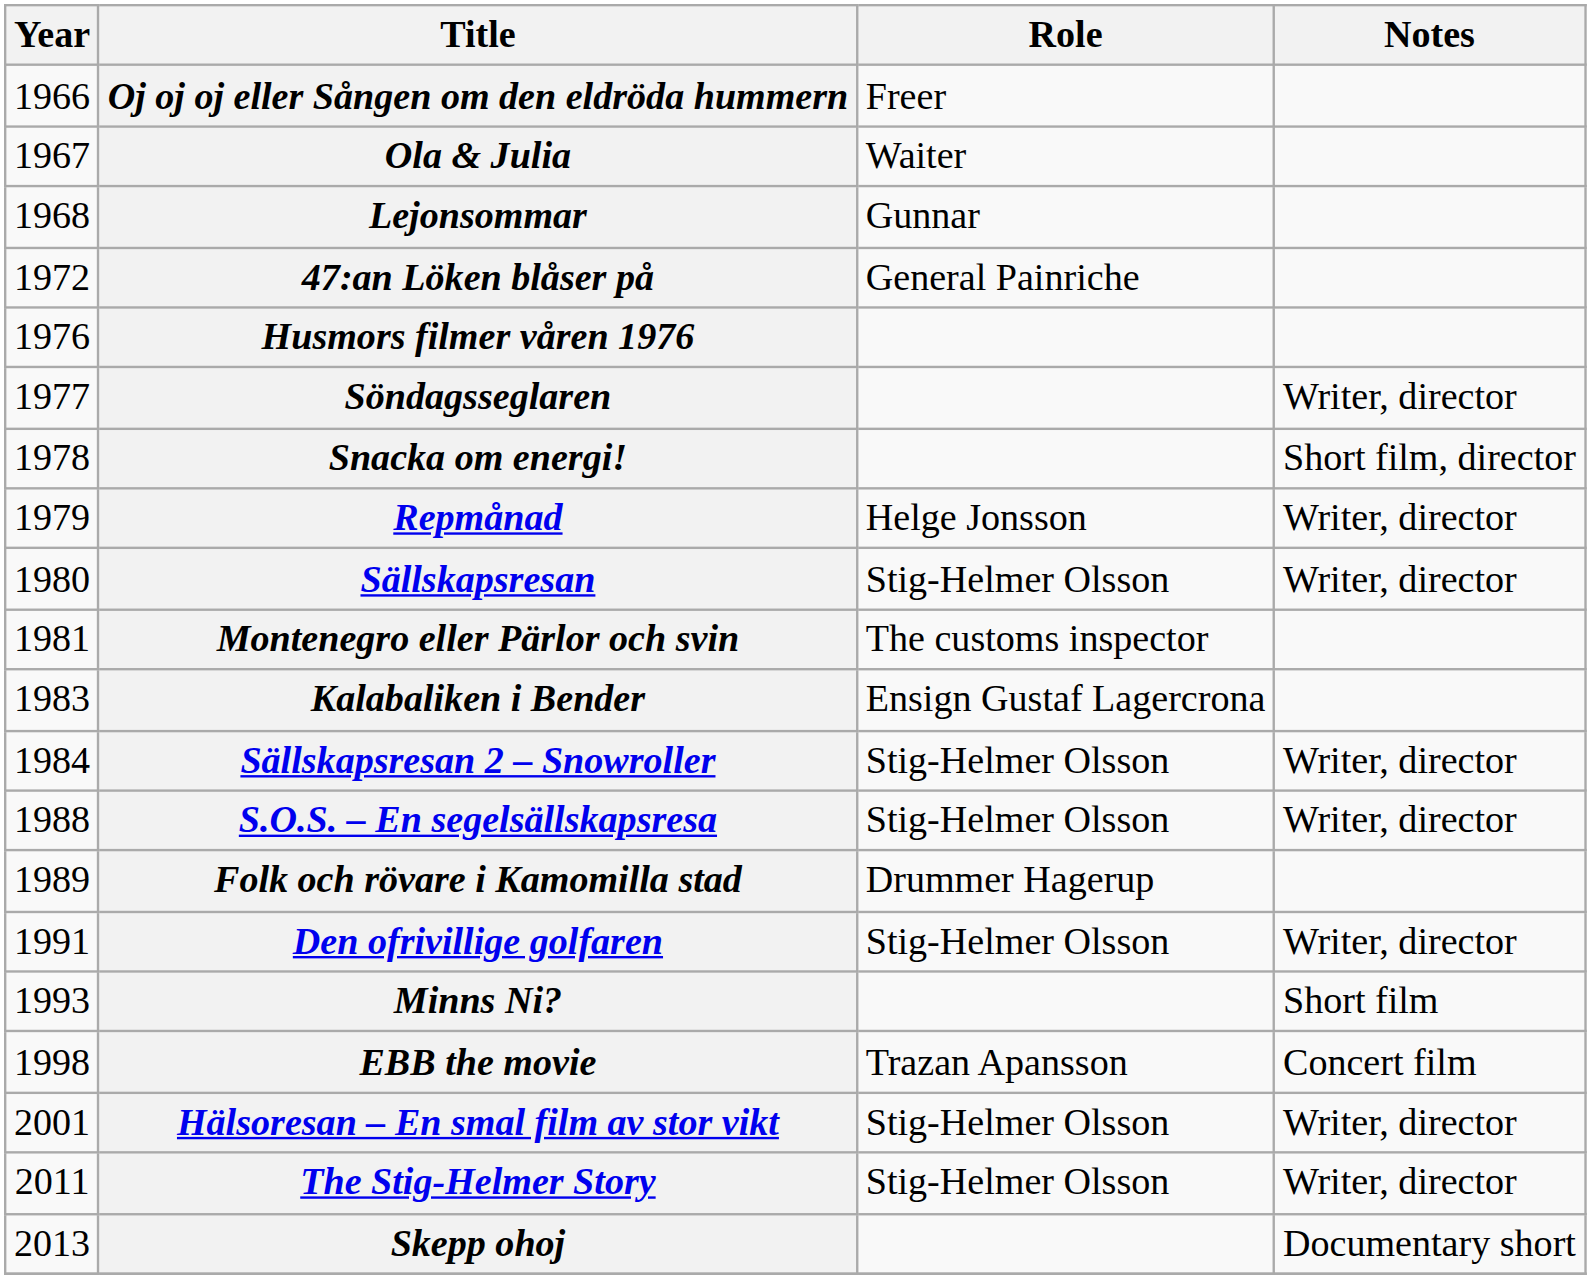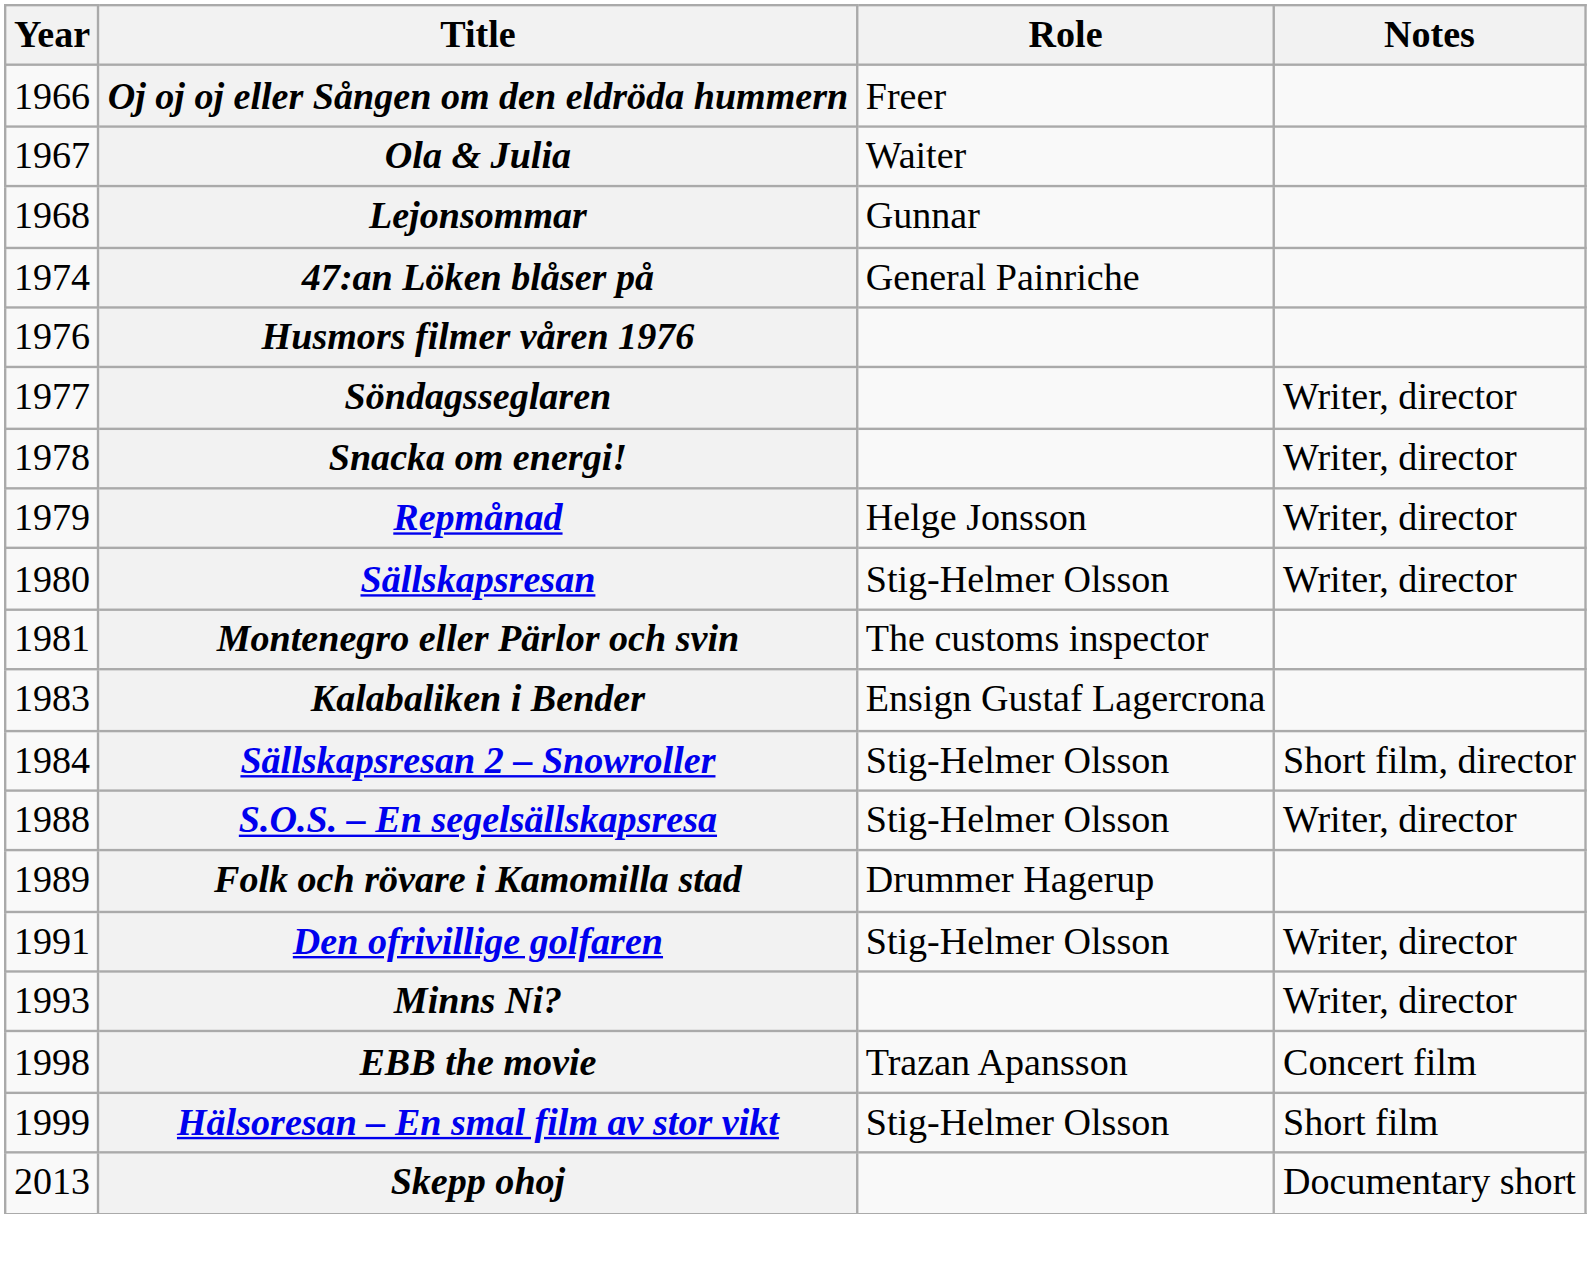(52, 276) 1972 -> (52, 276) 1974
(1429, 457) Short film, director -> (1400, 457) Writer, director
(1400, 759) Writer, director -> (1429, 759) Short film, director
(1361, 1000) Short film -> (1400, 1000) Writer, director
(52, 1121) 2001 -> (52, 1121) 1999
(1400, 1121) Writer, director -> (1361, 1121) Short film
- row: (478, 1182)
